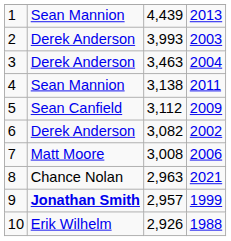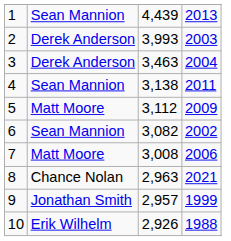(76, 108) Sean Canfield -> (68, 108) Matt Moore
(83, 131) Derek Anderson -> (78, 131) Sean Mannion
(85, 200) bold -> (81, 200) normal
